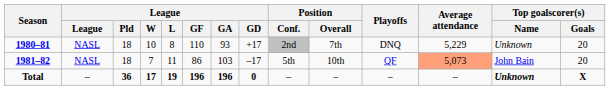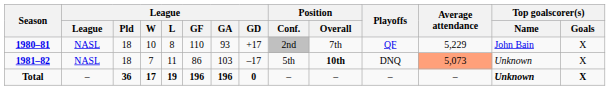(390, 45) DNQ -> (390, 45) QF
(513, 45) Unknown -> (514, 45) John Bain
(583, 45) 20 -> (583, 45) X
(336, 61) normal -> (336, 61) bold
(390, 61) QF -> (390, 61) DNQ
(514, 61) John Bain -> (513, 61) Unknown
(583, 61) 20 -> (583, 61) X
